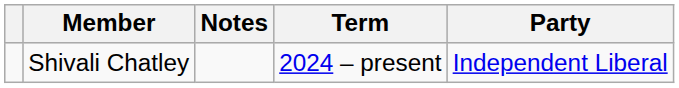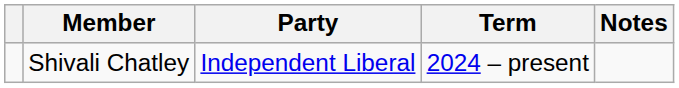columns swapped: (560, 23) <-> (234, 23)
